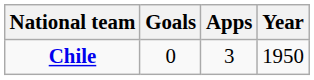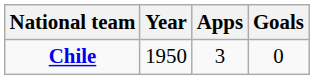columns swapped: (283, 22) <-> (171, 22)
